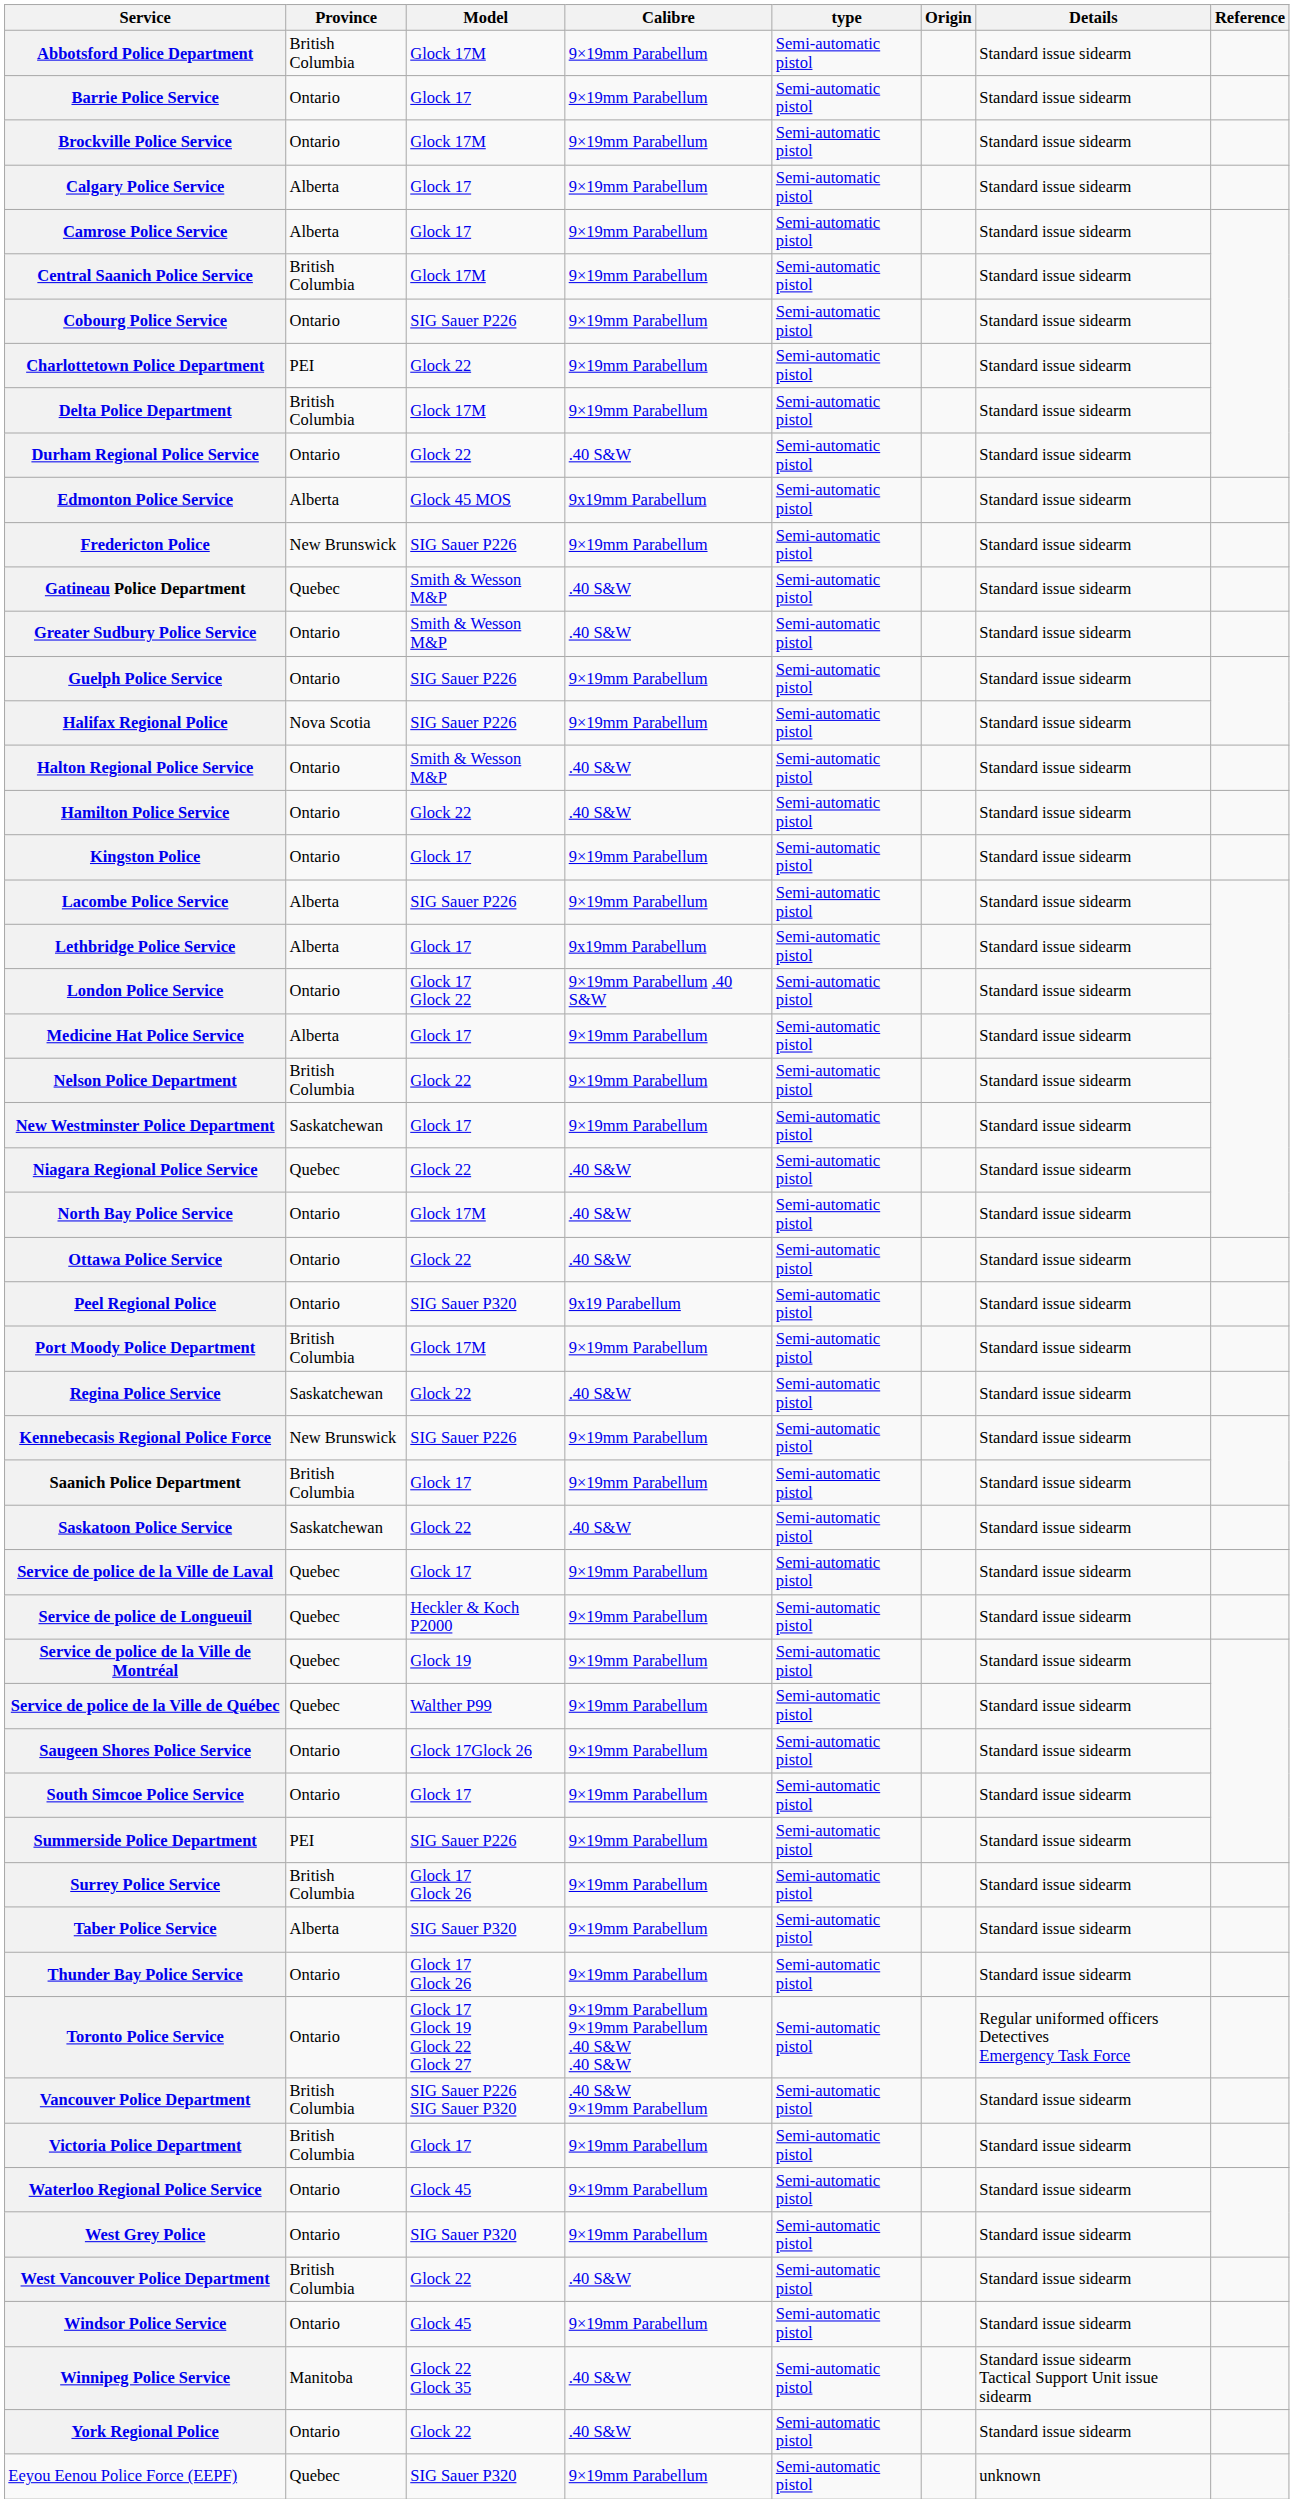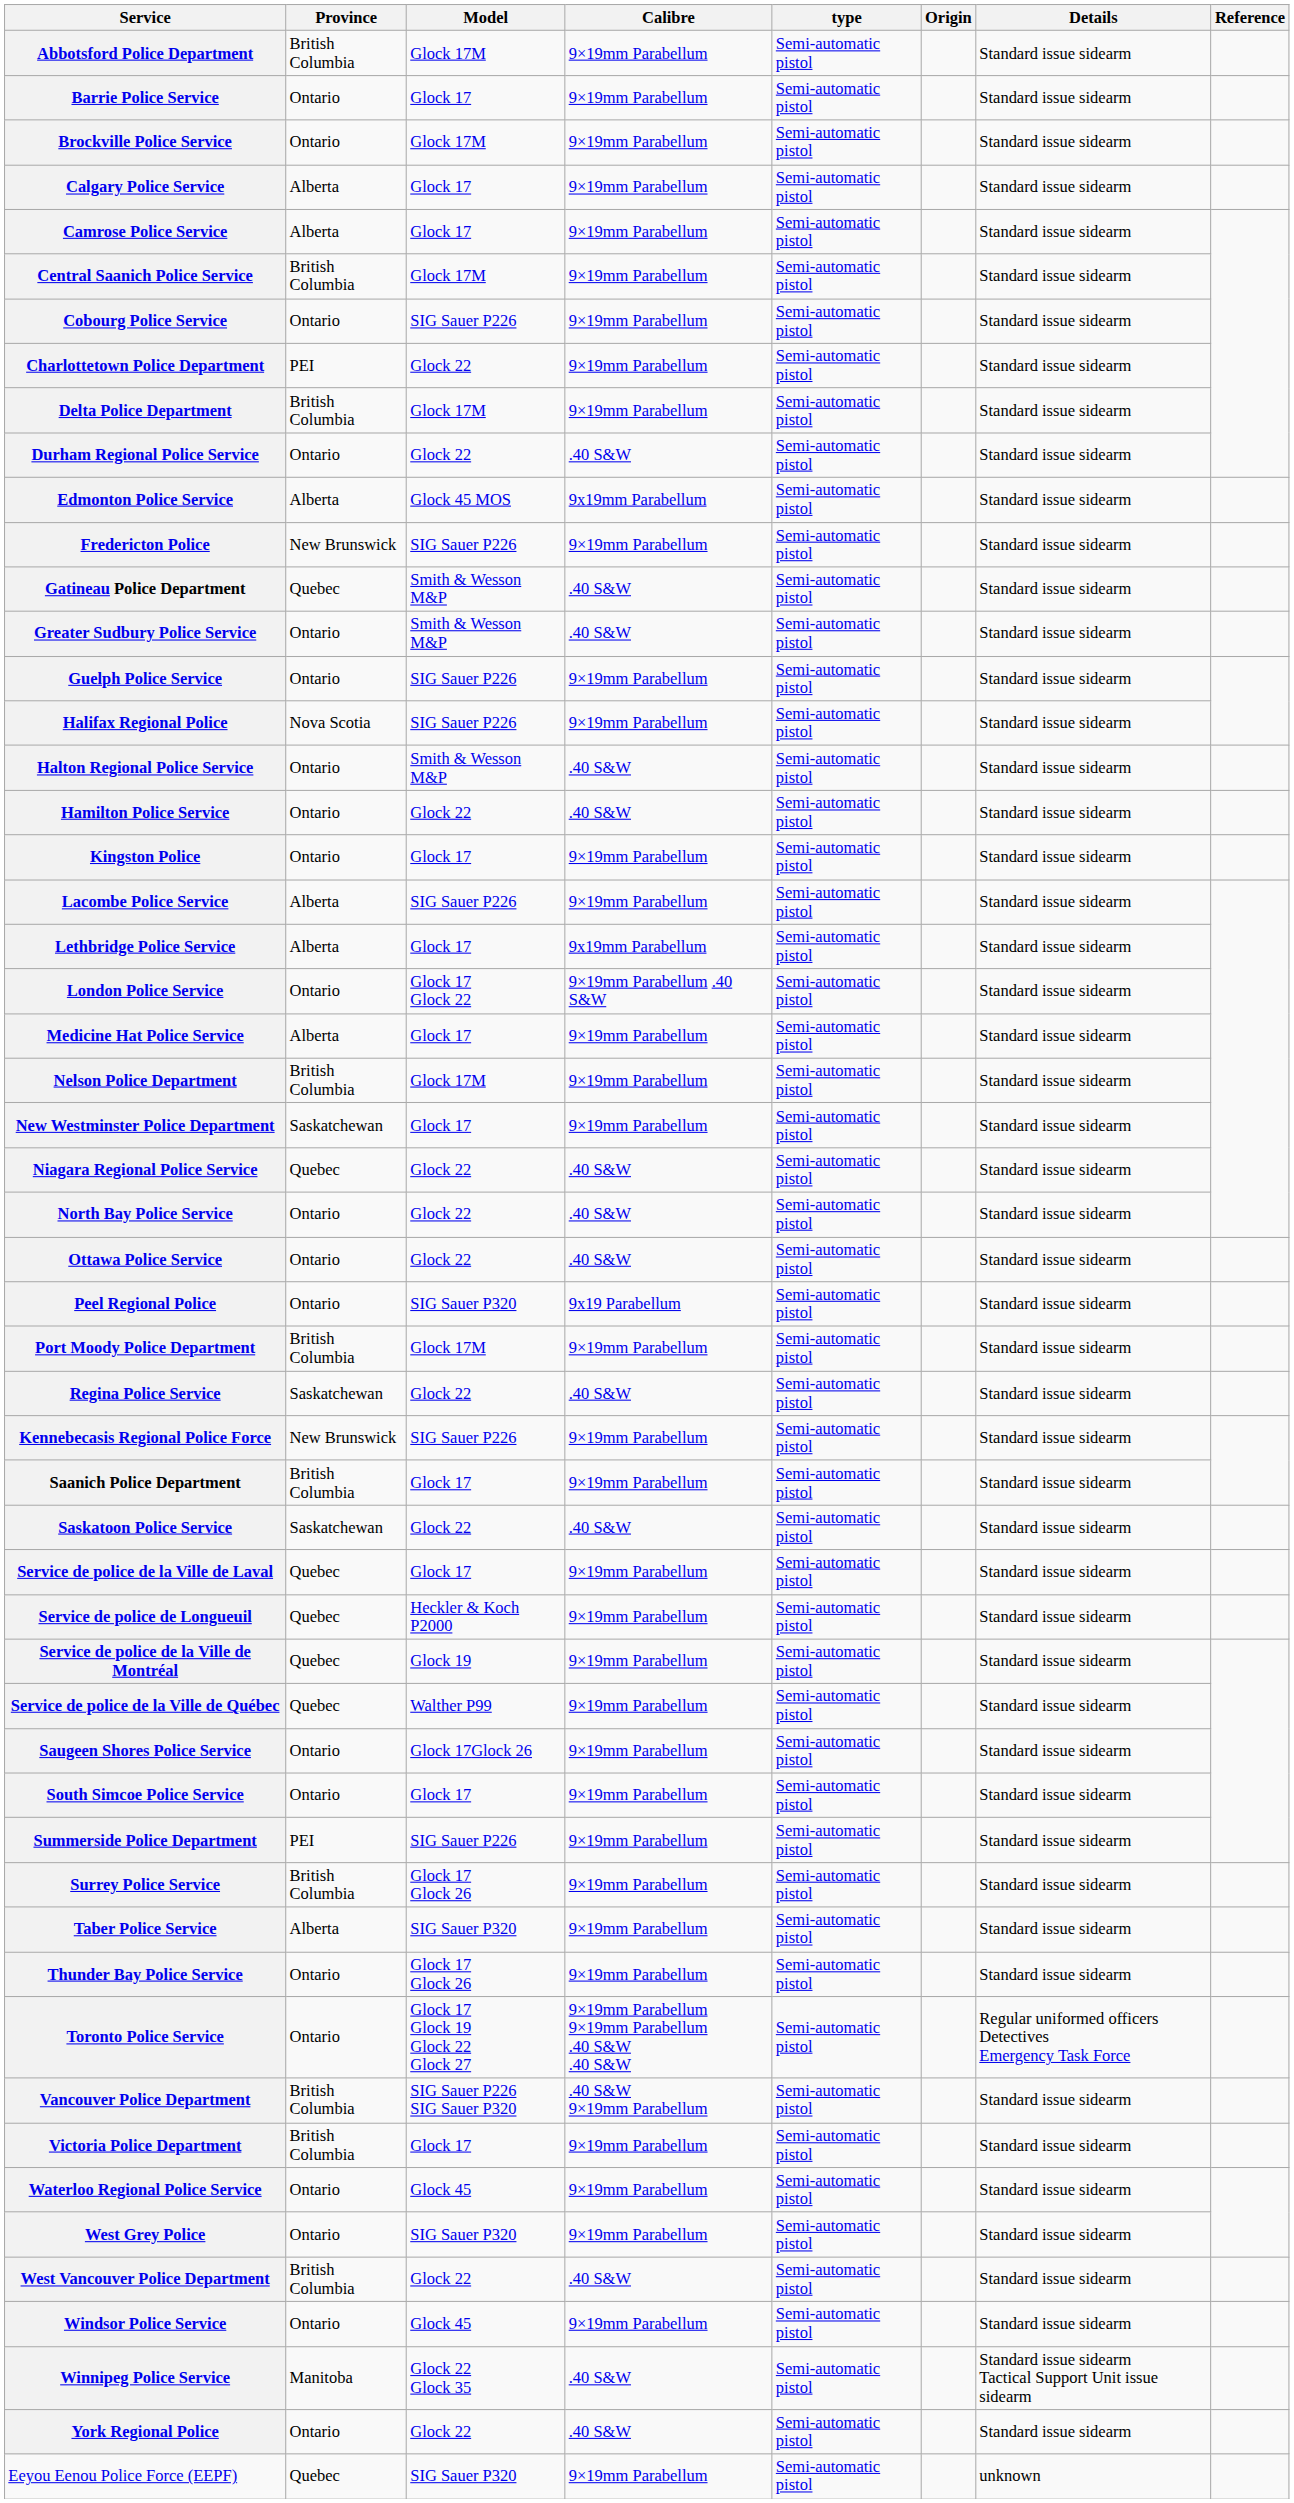(441, 1080) Glock 22 -> (448, 1080) Glock 17M
(448, 1214) Glock 17M -> (441, 1214) Glock 22
